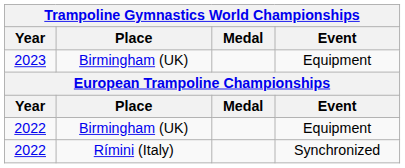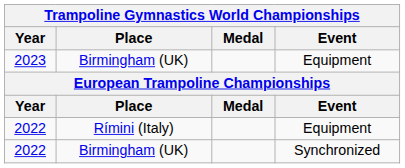(134, 128) Birmingham (UK) -> (134, 128) Rímini (Italy)
(134, 151) Rímini (Italy) -> (134, 151) Birmingham (UK)
